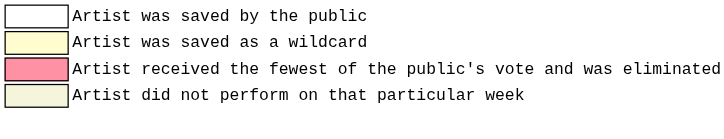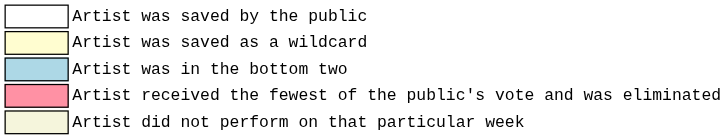+ row: (210, 69)
